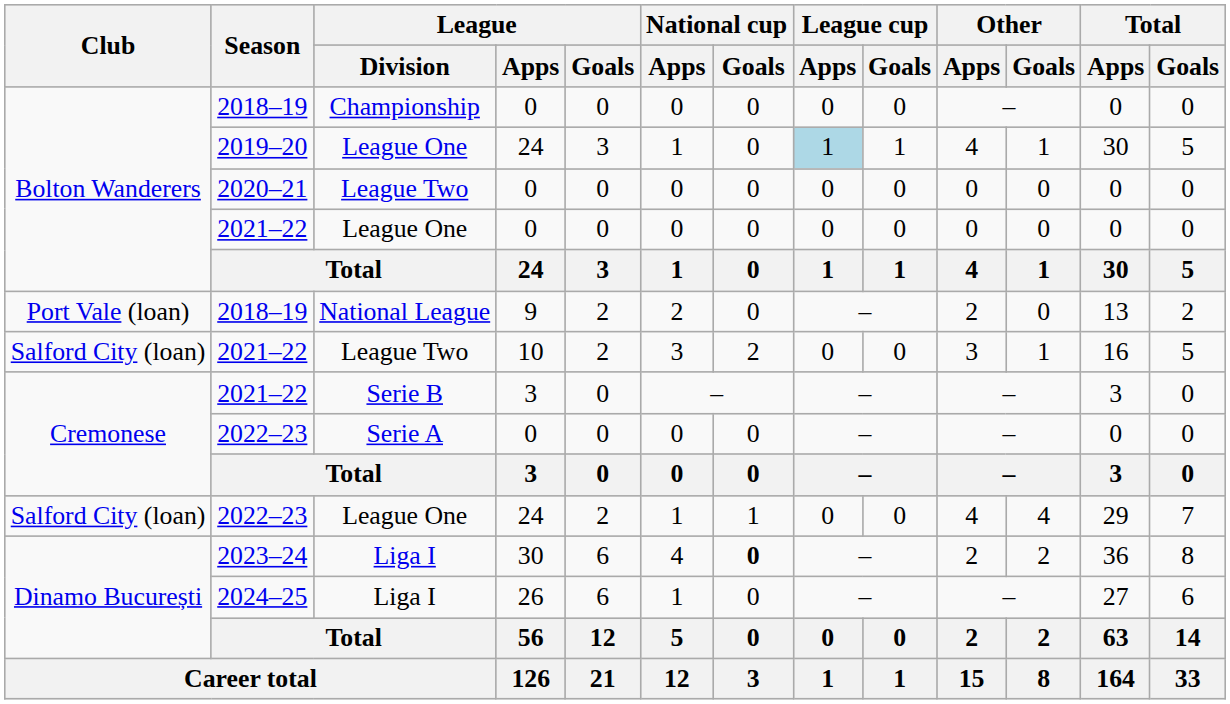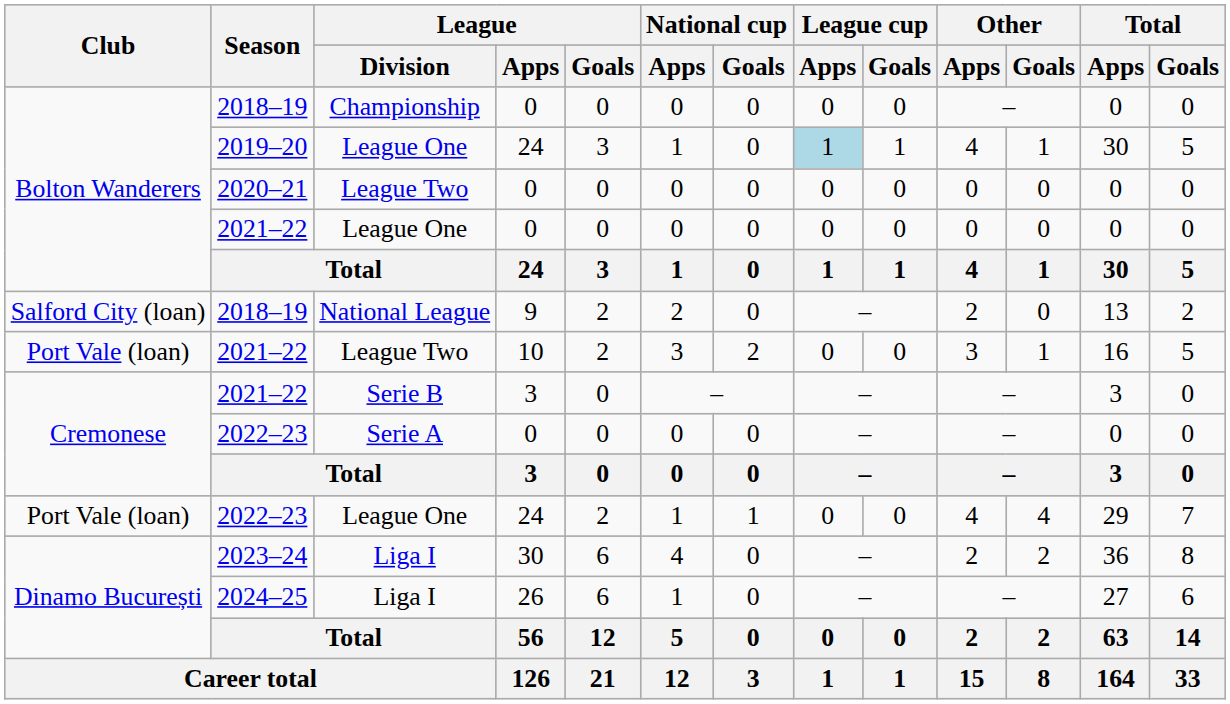(108, 310) Port Vale (loan) -> (108, 310) Salford City (loan)
(108, 351) Salford City (loan) -> (108, 351) Port Vale (loan)
(108, 515) Salford City (loan) -> (108, 515) Port Vale (loan)
(753, 556) bold -> (753, 556) normal
